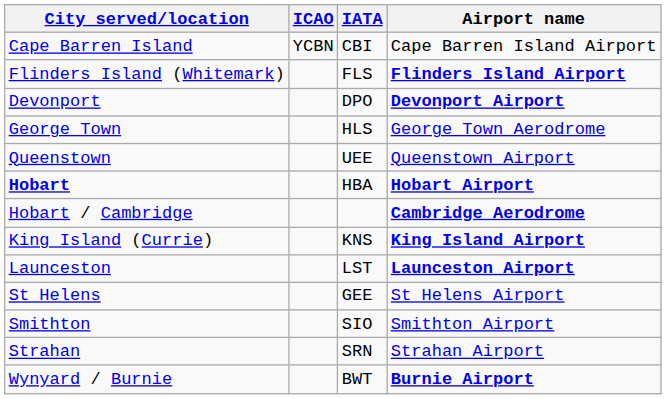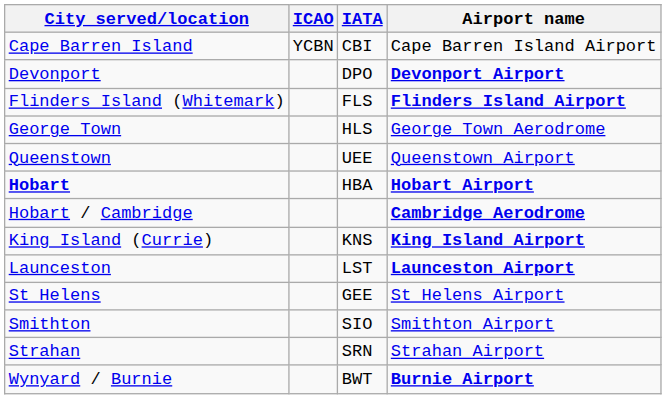rows swapped: (55, 102) <-> (147, 74)
